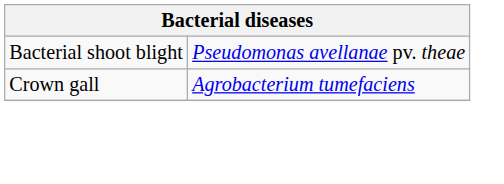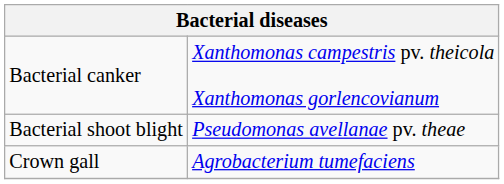+ row: (75, 75)
